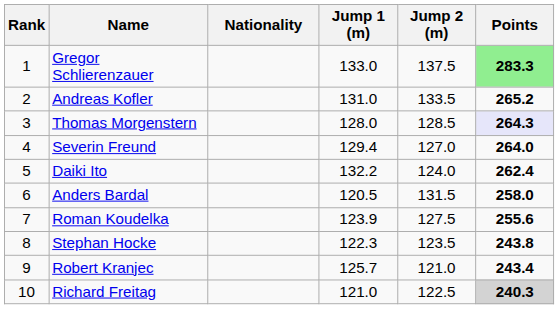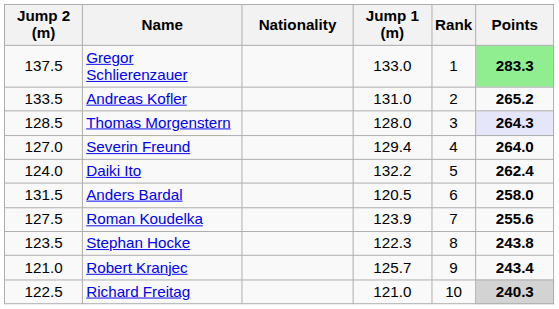columns swapped: (27, 25) <-> (437, 25)
